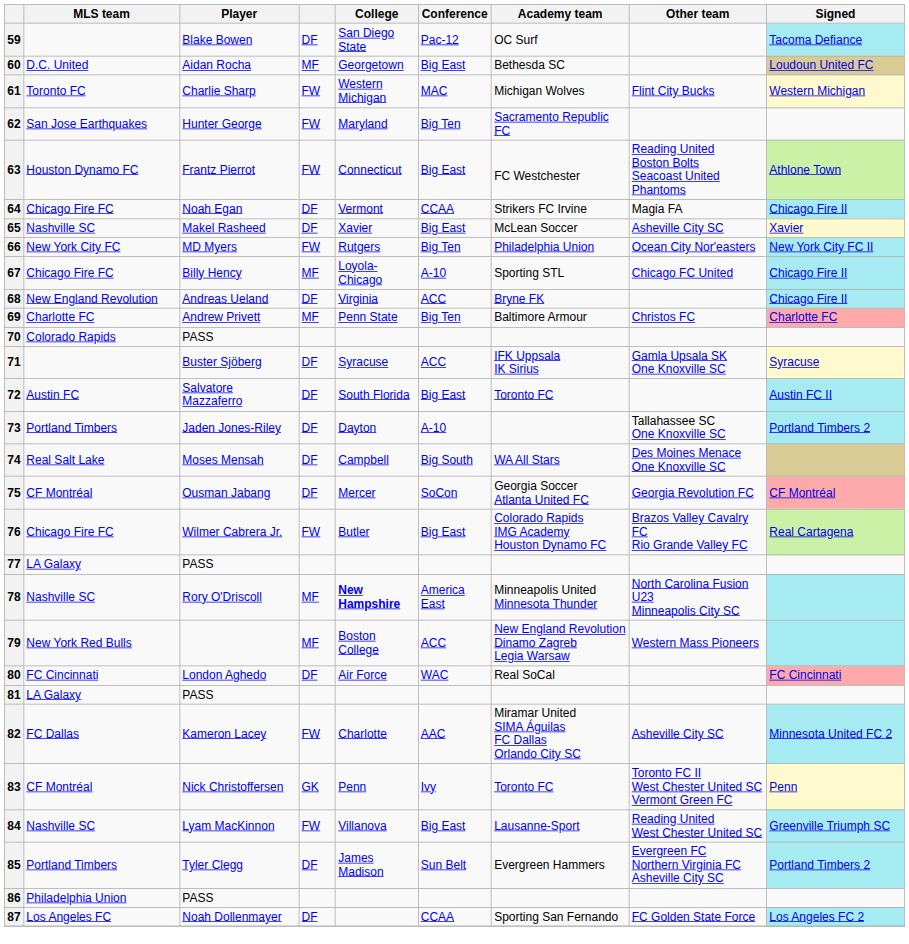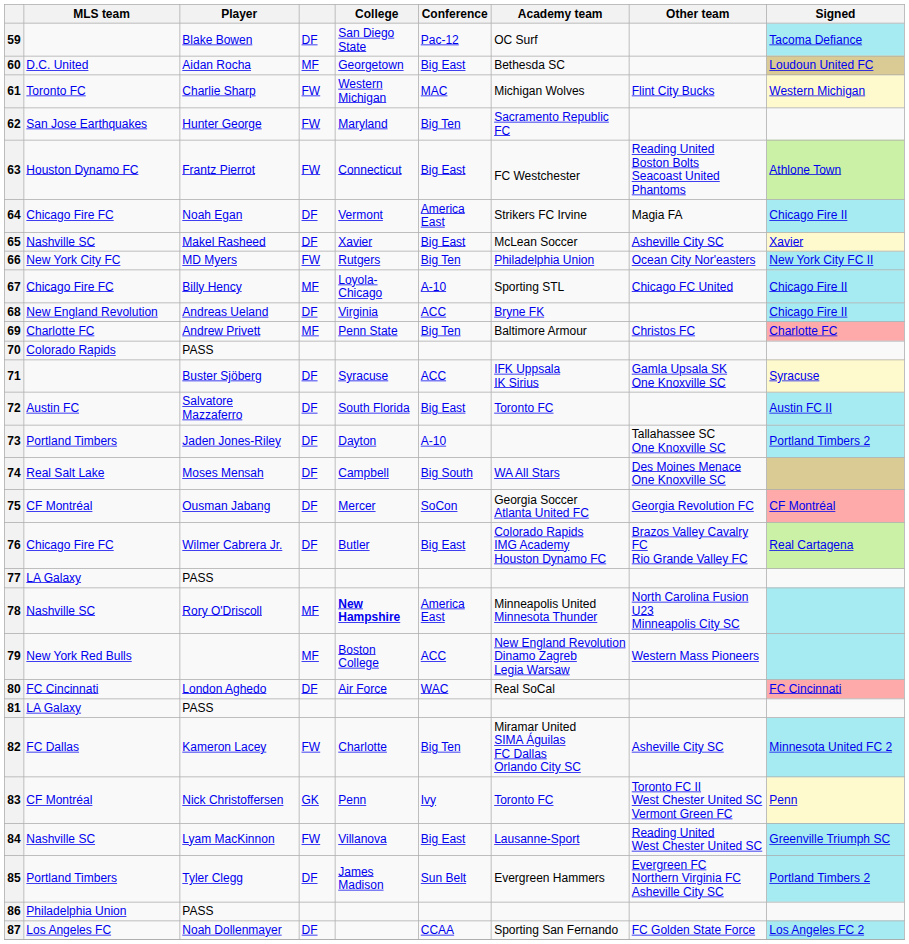(437, 209) CCAA -> (443, 215) America East
(311, 532) FW -> (310, 545) DF
(433, 734) AAC -> (441, 747) Big Ten
